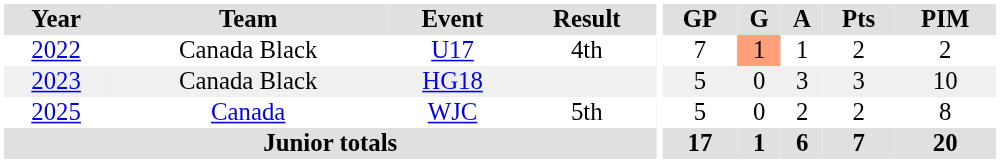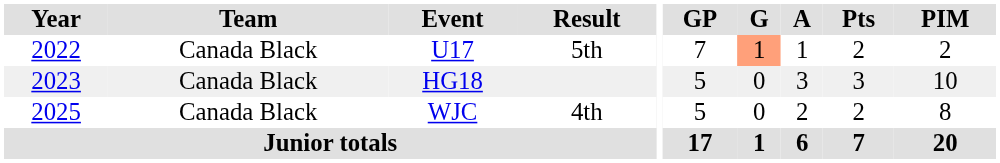(587, 50) 4th -> (587, 50) 5th
(248, 112) Canada -> (248, 112) Canada Black
(587, 112) 5th -> (587, 112) 4th
